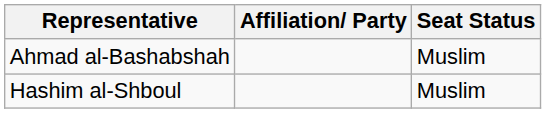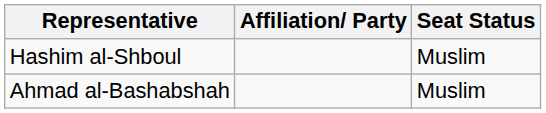rows swapped: (120, 56) <-> (96, 90)
